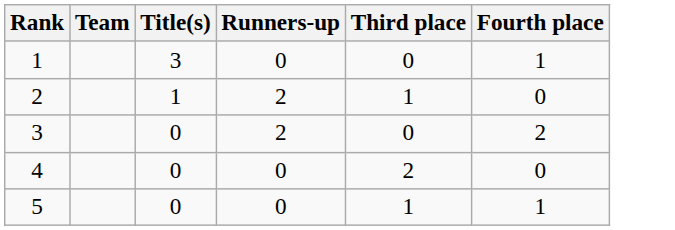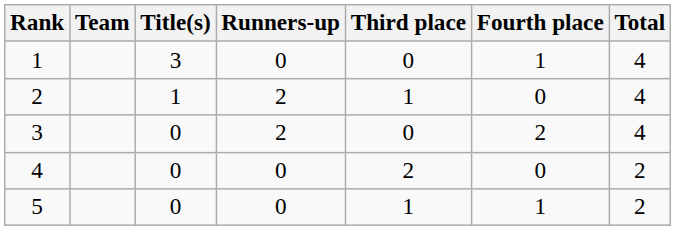+ column: (640, 22)
